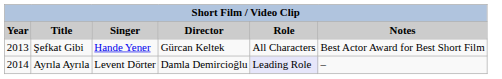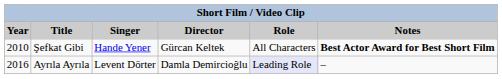(18, 47) 2013 -> (18, 47) 2010
(403, 47) normal -> (408, 47) bold
(18, 64) 2014 -> (18, 64) 2016
